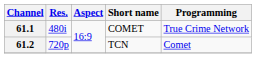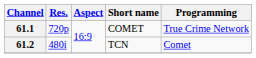(57, 28) 480i -> (59, 28) 720p
(59, 45) 720p -> (57, 45) 480i
